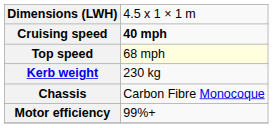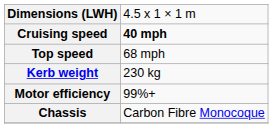(144, 53) lightyellow background -> (144, 53) no background
rows swapped: (62, 93) <-> (62, 113)
